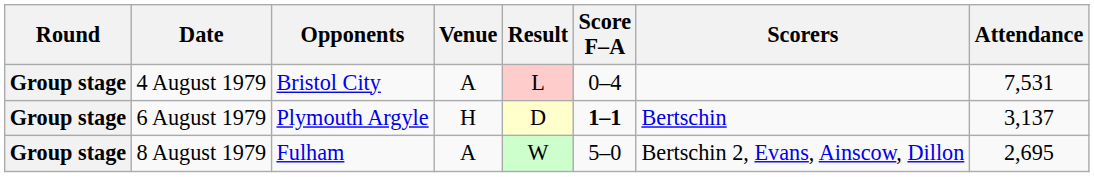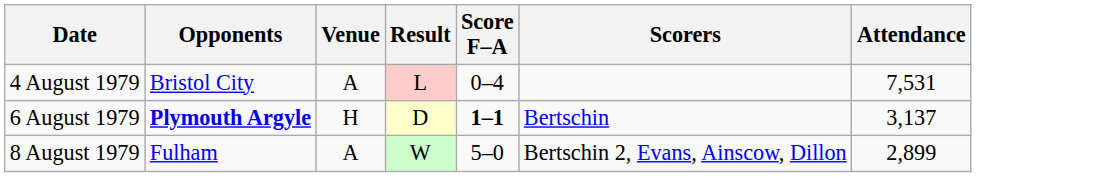- column: (68, 34)
(353, 117) normal -> (230, 117) bold
(1029, 152) 2,695 -> (911, 152) 2,899
